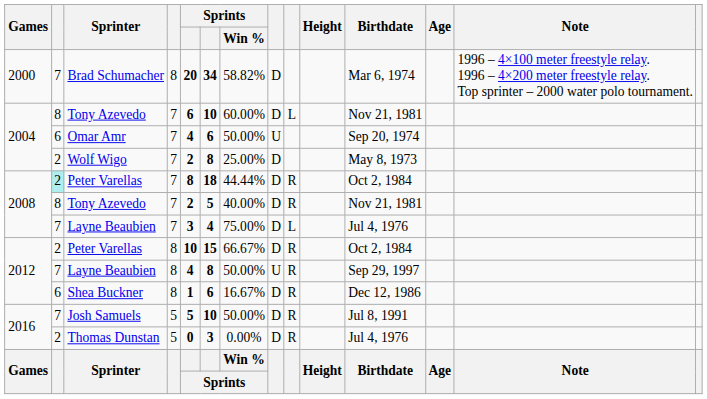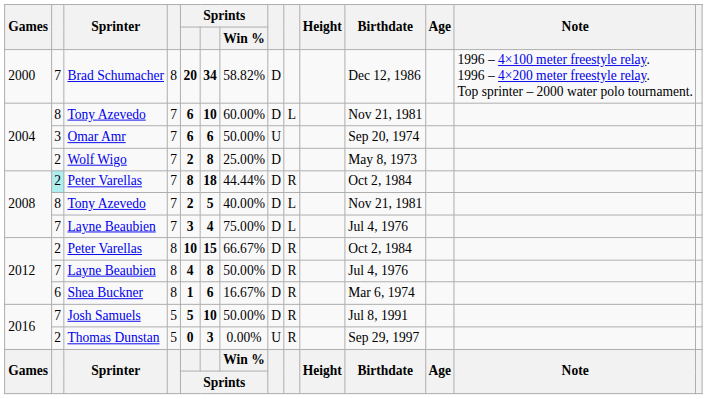(381, 76) Mar 6, 1974 -> (384, 76) Dec 12, 1986
(58, 137) 6 -> (58, 137) 3
(190, 137) 4 -> (190, 137) 6
(292, 204) R -> (292, 204) L
(276, 271) U -> (276, 271) D
(384, 271) Sep 29, 1997 -> (378, 271) Jul 4, 1976
(384, 293) Dec 12, 1986 -> (381, 293) Mar 6, 1974
(276, 338) D -> (276, 338) U
(378, 338) Jul 4, 1976 -> (384, 338) Sep 29, 1997
